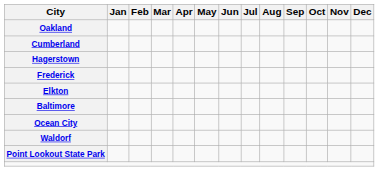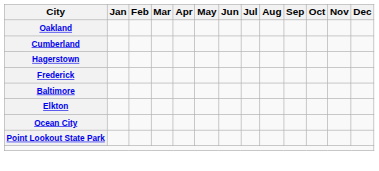rows swapped: (56, 107) <-> (56, 91)
- row: (56, 138)
